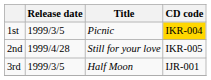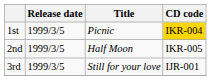(49, 48) 1999/4/28 -> (46, 48) 1999/3/5
(124, 48) Still for your love -> (110, 48) Half Moon
(110, 66) Half Moon -> (124, 66) Still for your love
